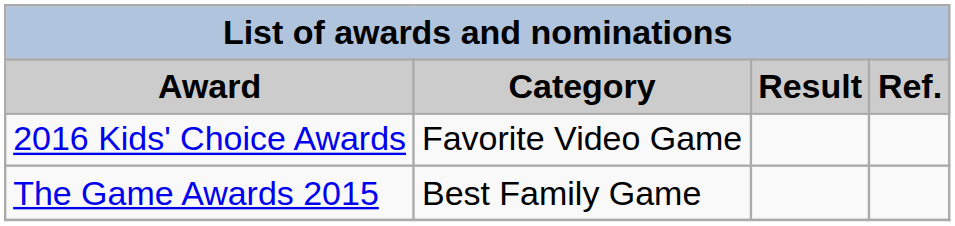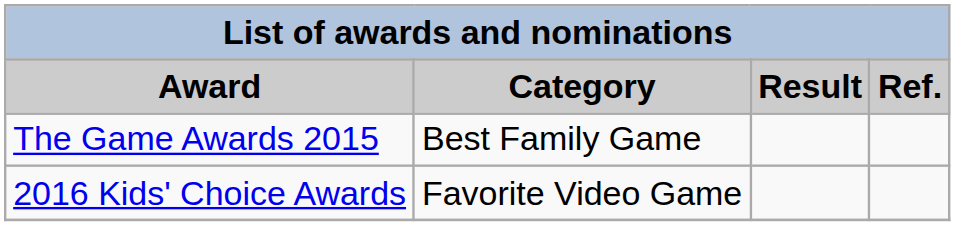rows swapped: (196, 193) <-> (210, 140)
